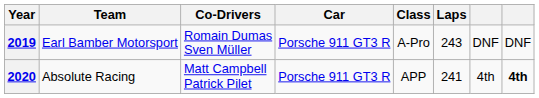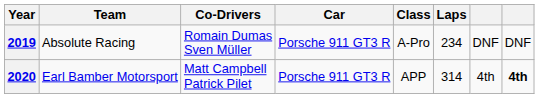(110, 42) Earl Bamber Motorsport -> (89, 42) Absolute Racing
(452, 42) 243 -> (452, 42) 234
(89, 77) Absolute Racing -> (110, 77) Earl Bamber Motorsport
(452, 77) 241 -> (452, 77) 314
